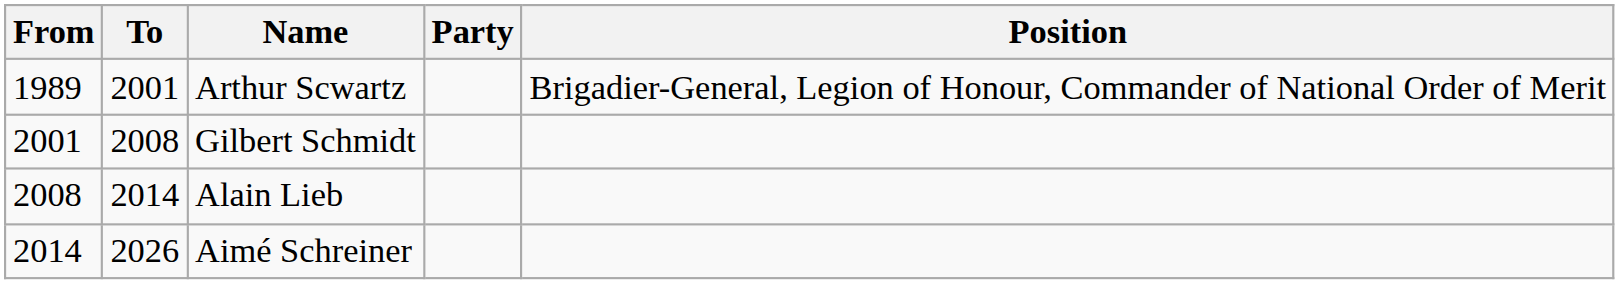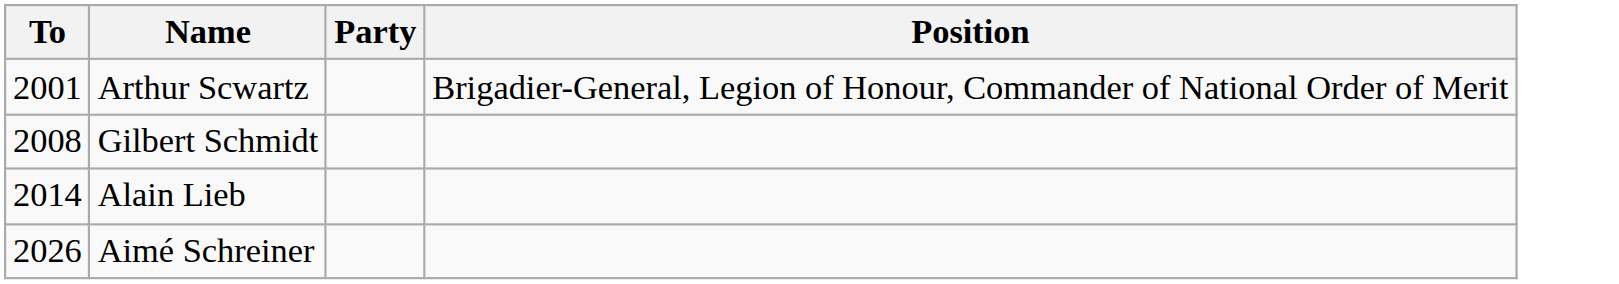- column: (54, 31)
